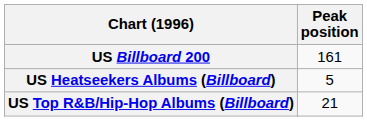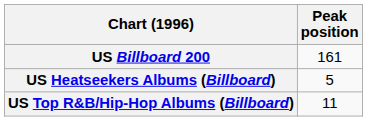(330, 103) 21 -> (330, 103) 11
